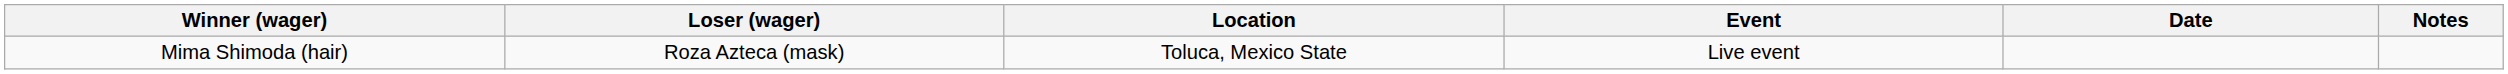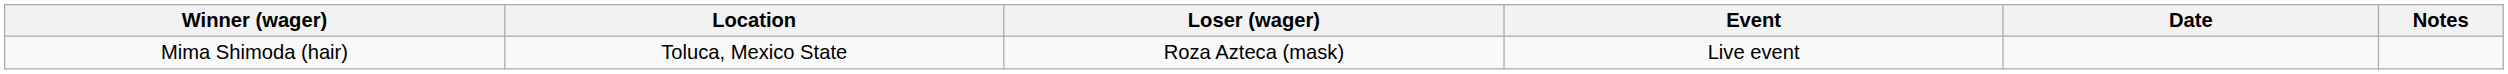columns swapped: (754, 20) <-> (1254, 20)
